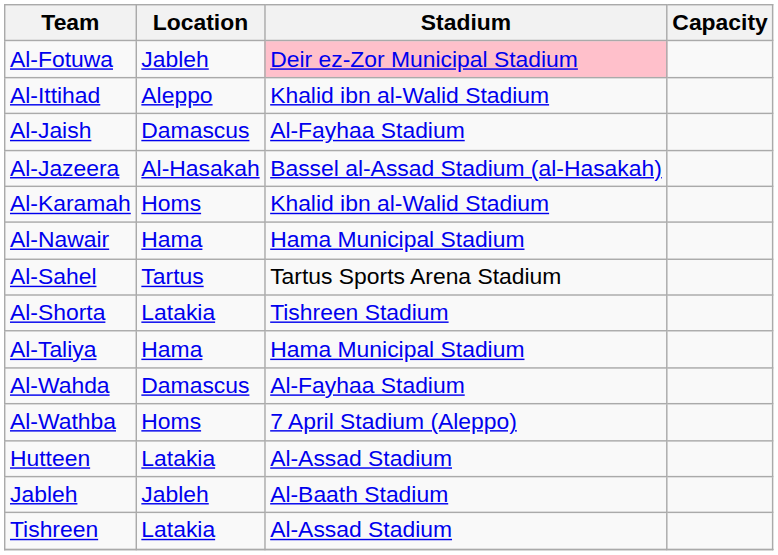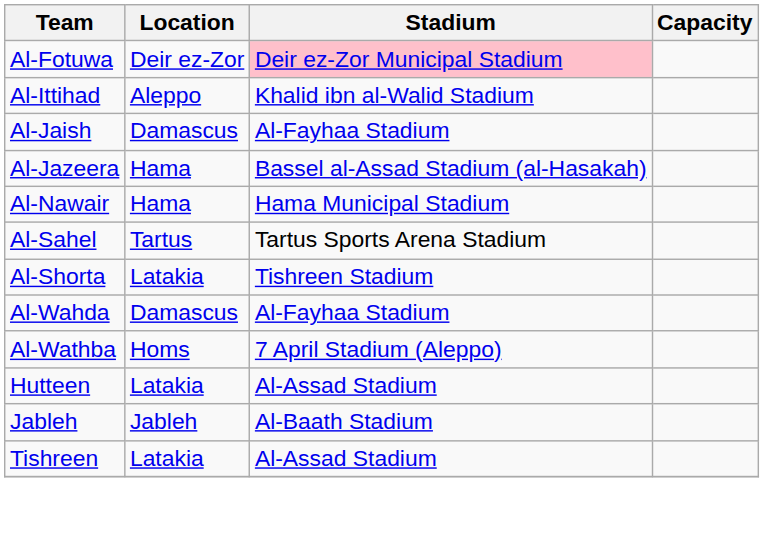(175, 58) Jableh -> (187, 58) Deir ez-Zor
(200, 167) Al-Hasakah -> (160, 167) Hama
- row: (70, 204)
- row: (53, 349)
